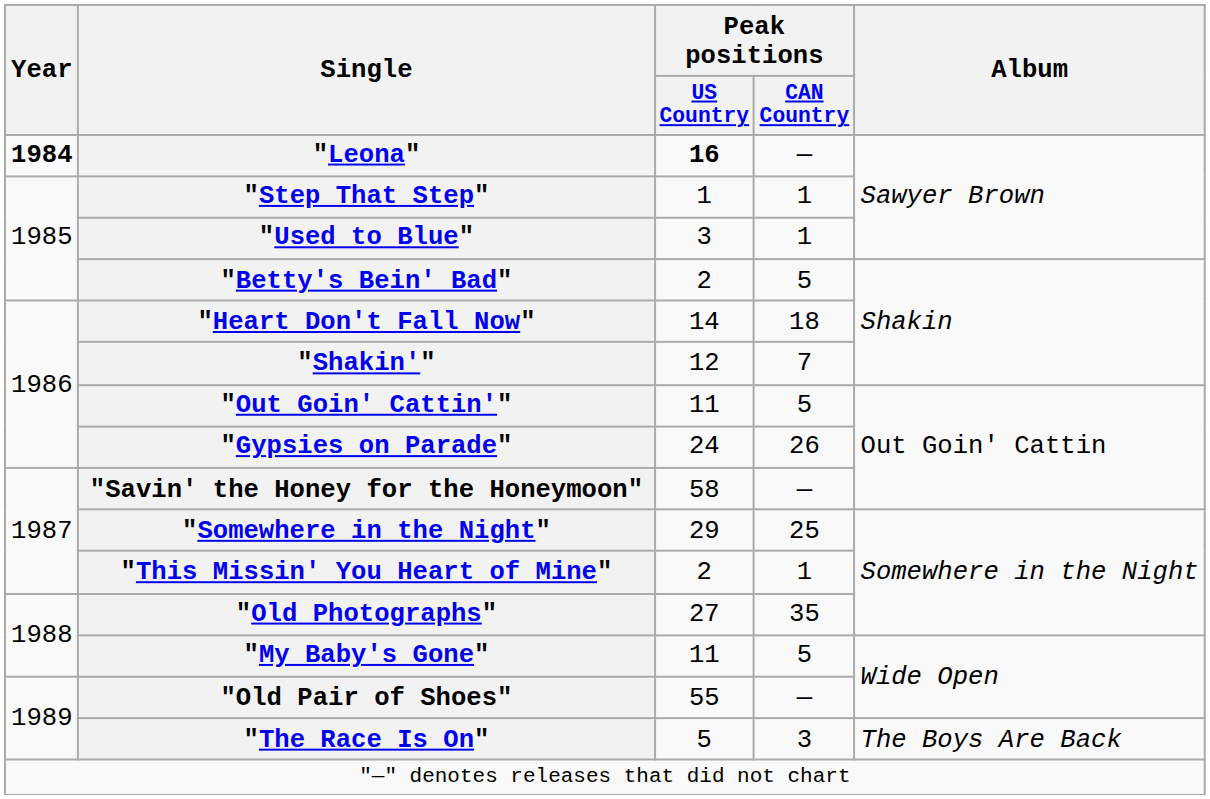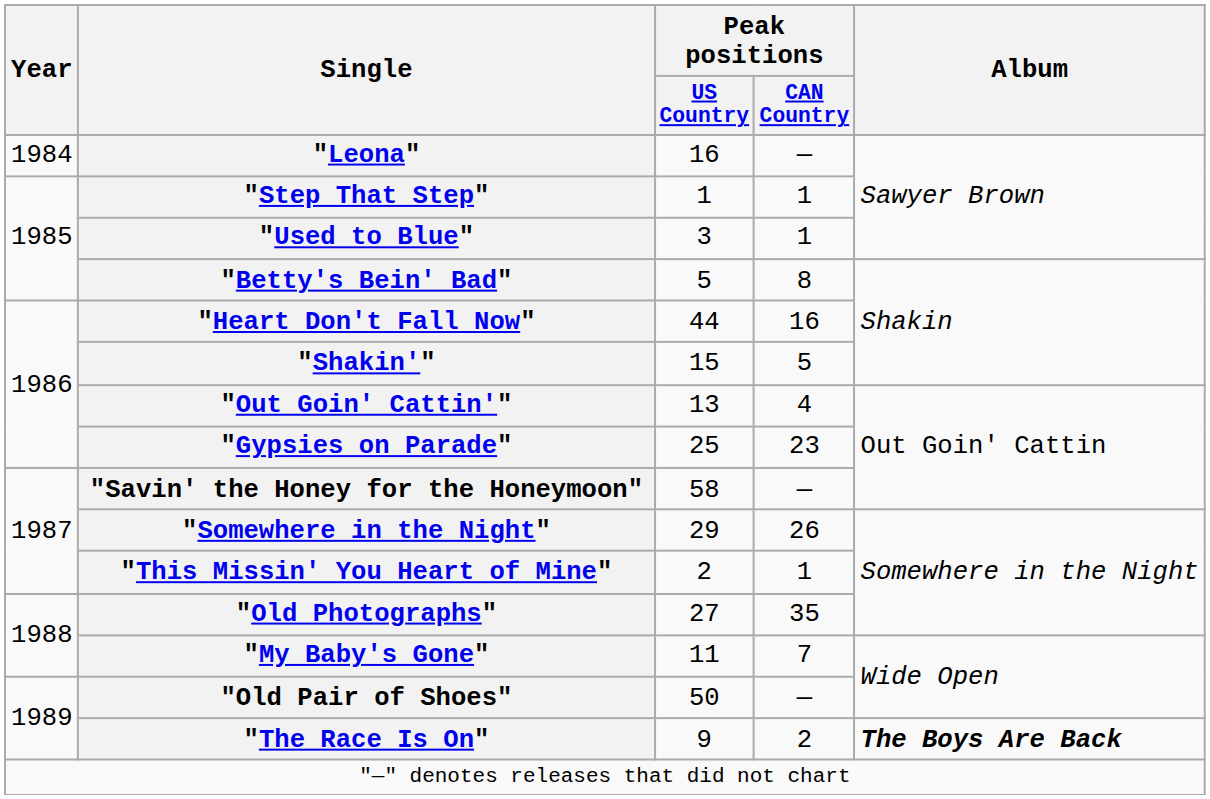(42, 155) bold -> (42, 155) normal
(704, 155) bold -> (704, 155) normal
(704, 280) 2 -> (704, 280) 5
(804, 280) 5 -> (804, 280) 8
(704, 322) 14 -> (704, 322) 44
(804, 322) 18 -> (804, 322) 16
(704, 364) 12 -> (704, 364) 15
(804, 364) 7 -> (804, 364) 5
(704, 405) 11 -> (704, 405) 13
(804, 405) 5 -> (804, 405) 4
(704, 447) 24 -> (704, 447) 25
(804, 447) 26 -> (804, 447) 23
(804, 531) 25 -> (804, 531) 26
(804, 656) 5 -> (804, 656) 7
(704, 698) 55 -> (704, 698) 50
(704, 739) 5 -> (704, 739) 9
(804, 739) 3 -> (804, 739) 2
(991, 739) normal -> (991, 739) bold
